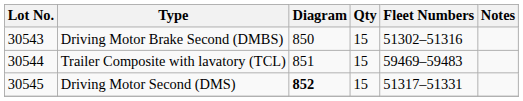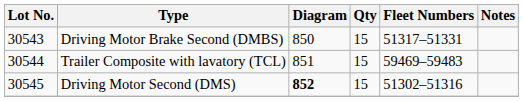(423, 38) 51302–51316 -> (423, 38) 51317–51331
(423, 84) 51317–51331 -> (423, 84) 51302–51316
